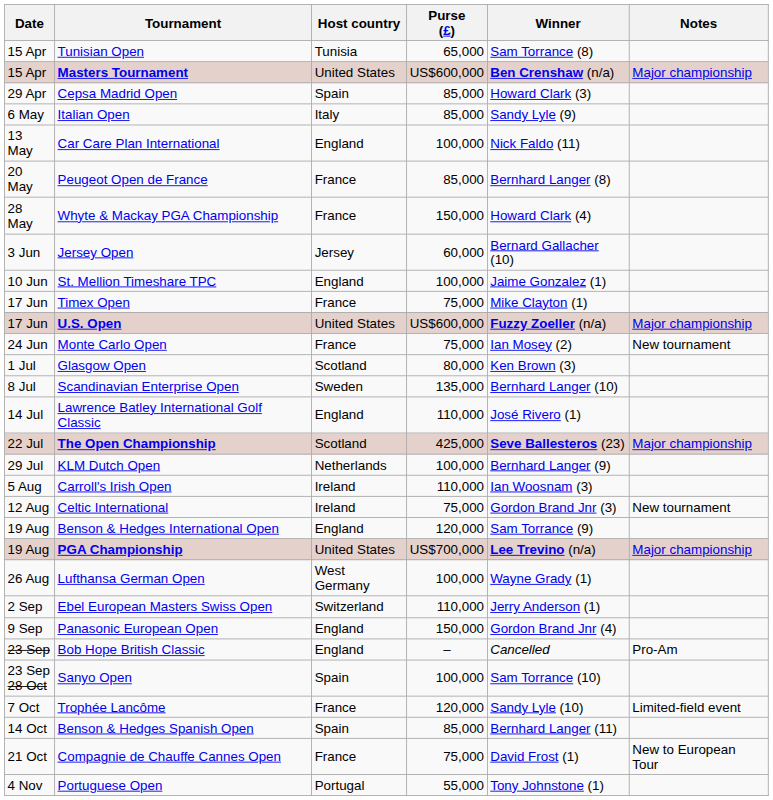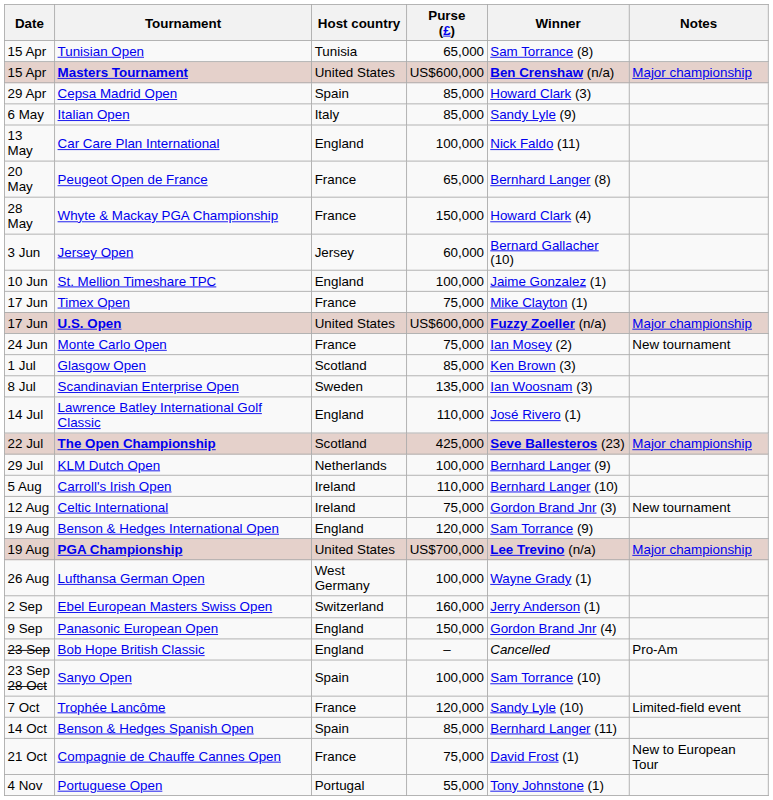(464, 180) 85,000 -> (464, 180) 65,000
(464, 365) 80,000 -> (464, 365) 85,000
(554, 386) Bernhard Langer (10) -> (541, 386) Ian Woosnam (3)
(541, 486) Ian Woosnam (3) -> (554, 486) Bernhard Langer (10)
(460, 607) 110,000 -> (460, 607) 160,000
